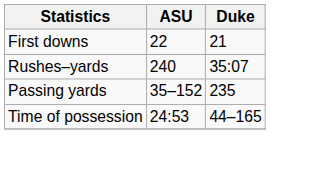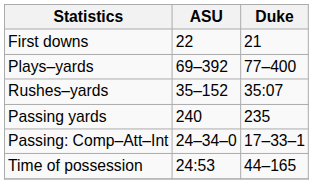+ row: (51, 66)
(163, 66) 240 -> (202, 91) 35–152
(176, 91) 35–152 -> (189, 116) 240
+ row: (88, 141)
